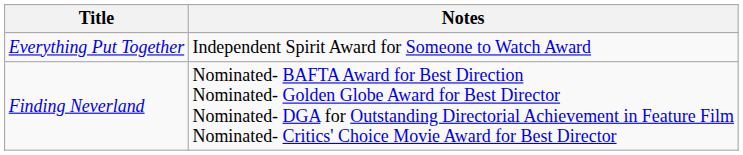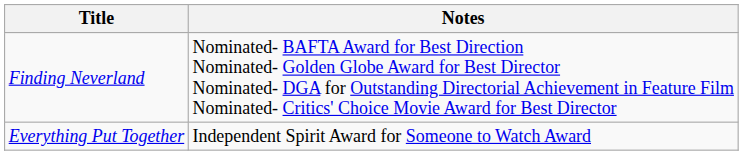rows swapped: (96, 47) <-> (77, 105)
